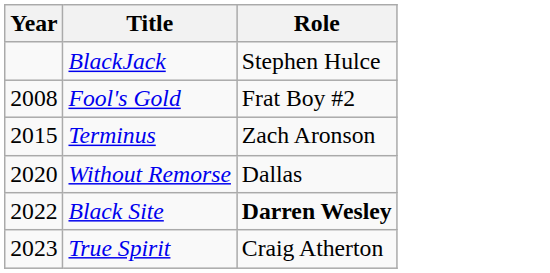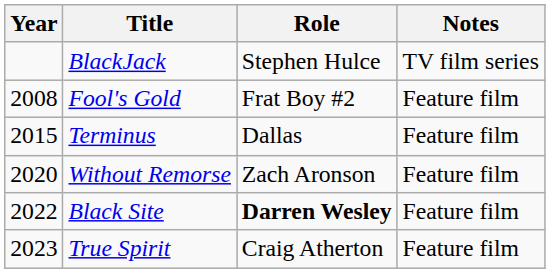+ column: (471, 23)
(309, 135) Zach Aronson -> (272, 135) Dallas
(272, 173) Dallas -> (309, 173) Zach Aronson
